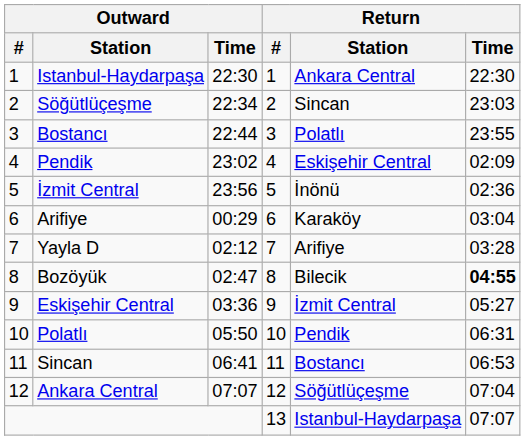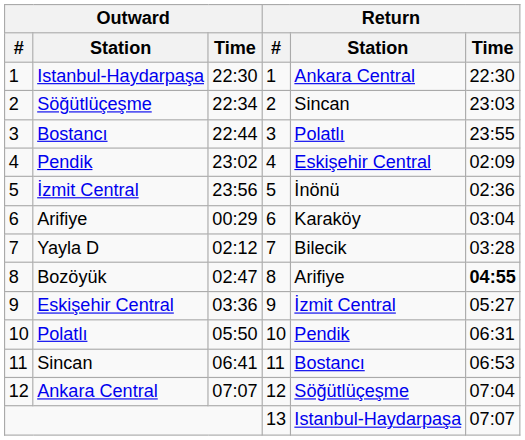(319, 248) Arifiye -> (320, 248) Bilecik
(320, 276) Bilecik -> (319, 276) Arifiye
